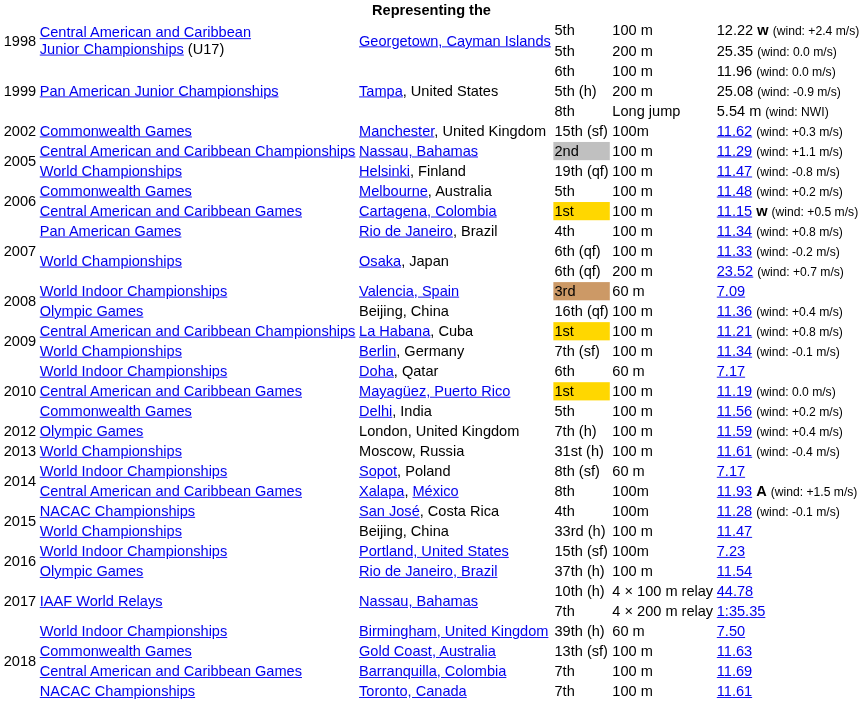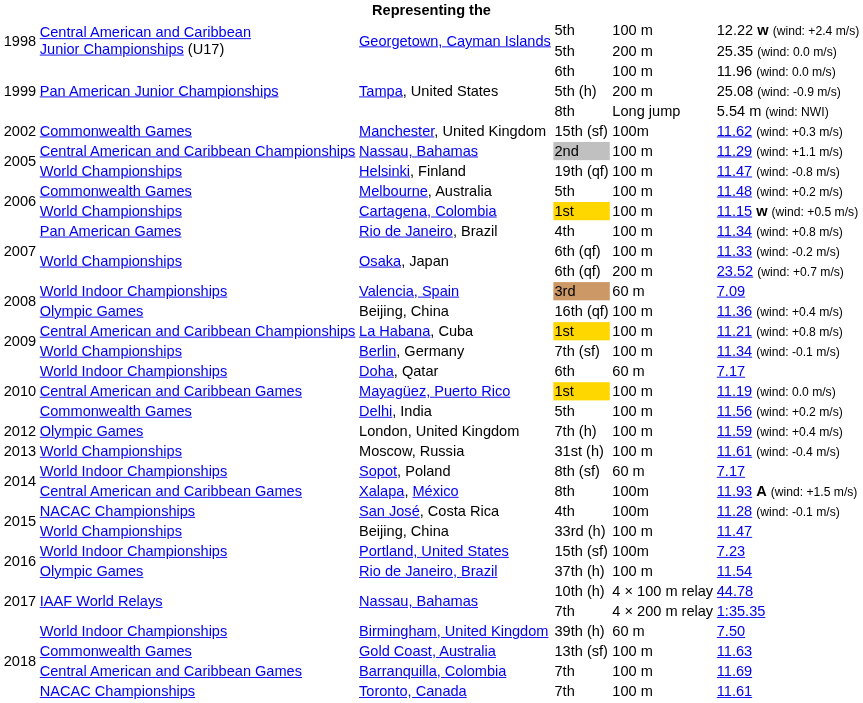(171, 211) Central American and Caribbean Games -> (111, 211) World Championships
